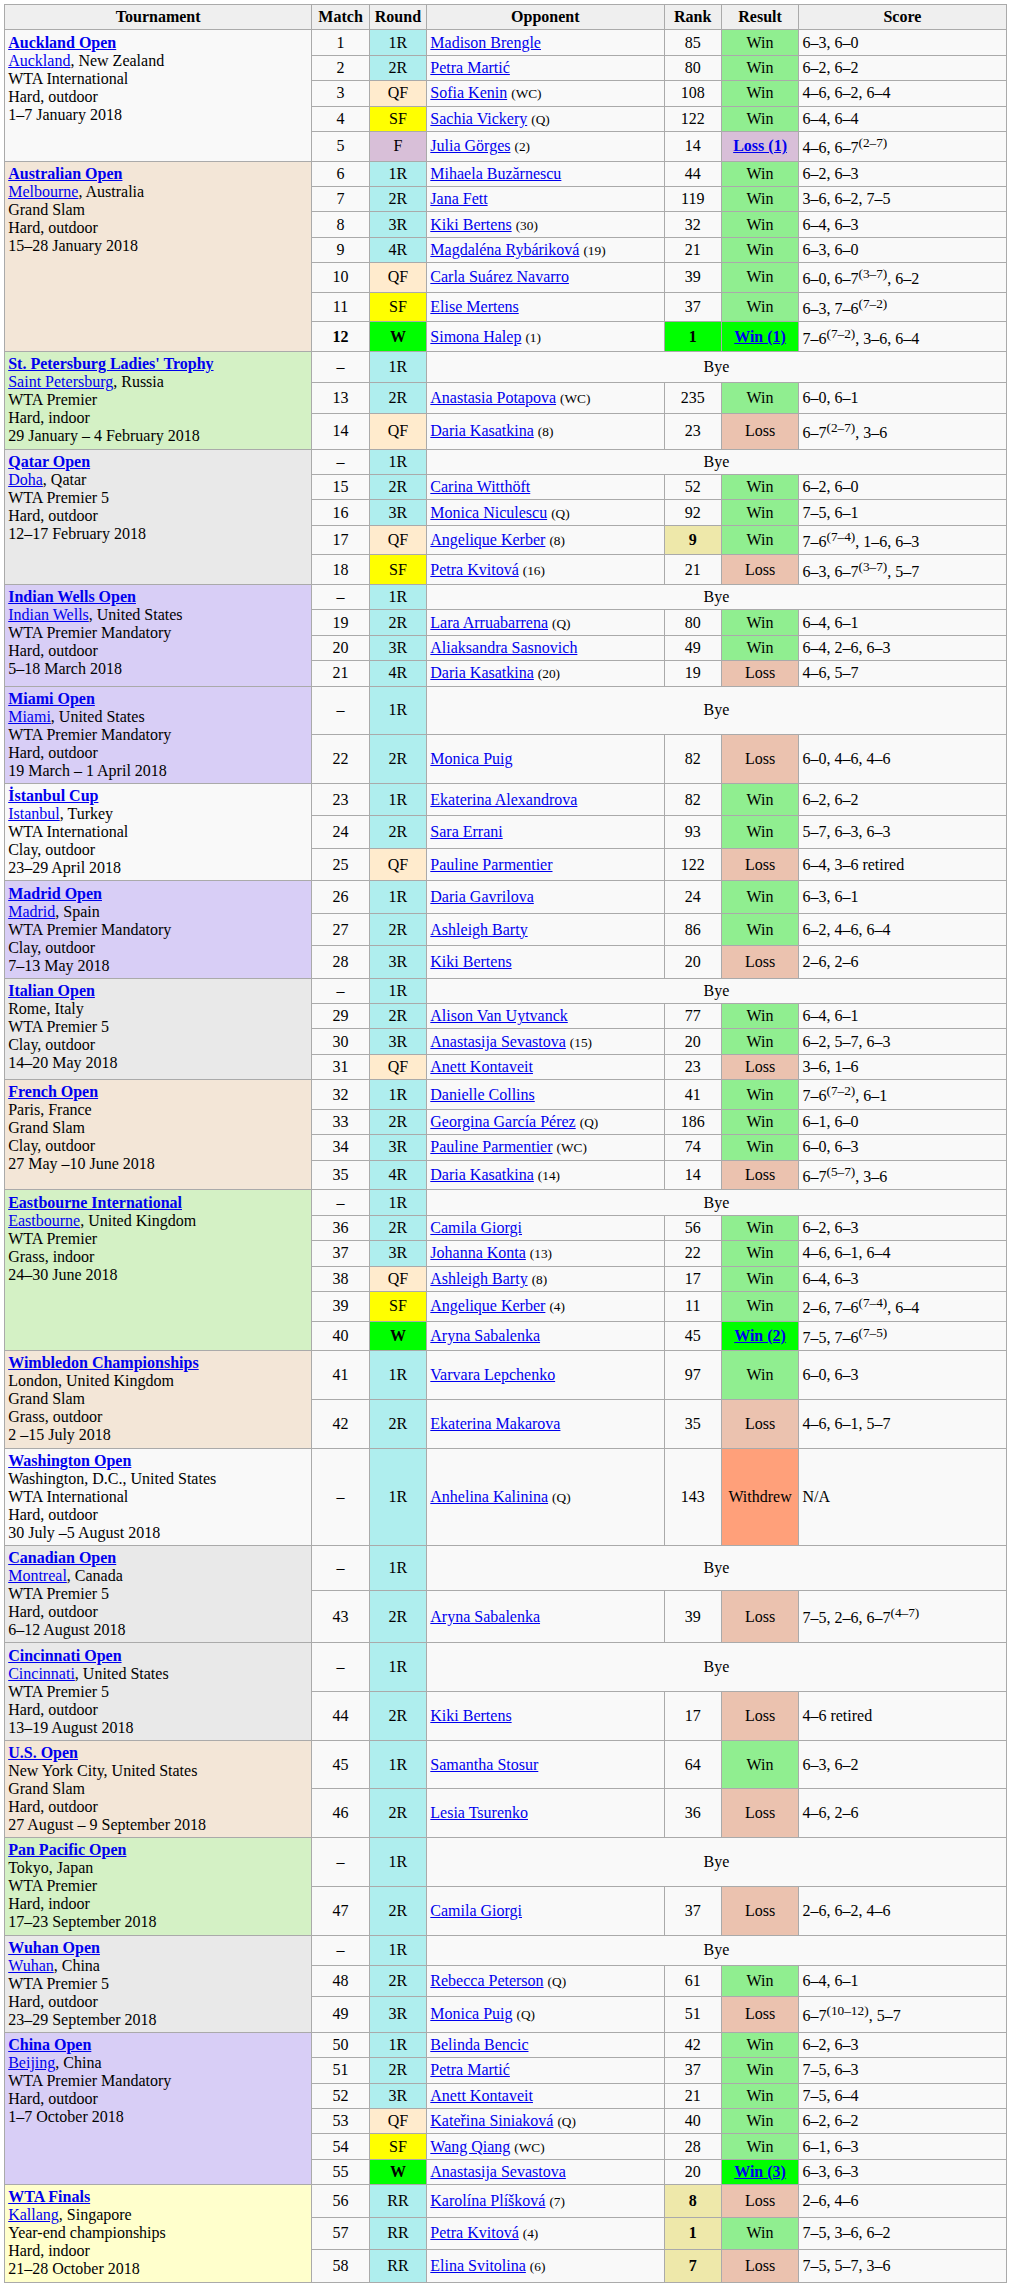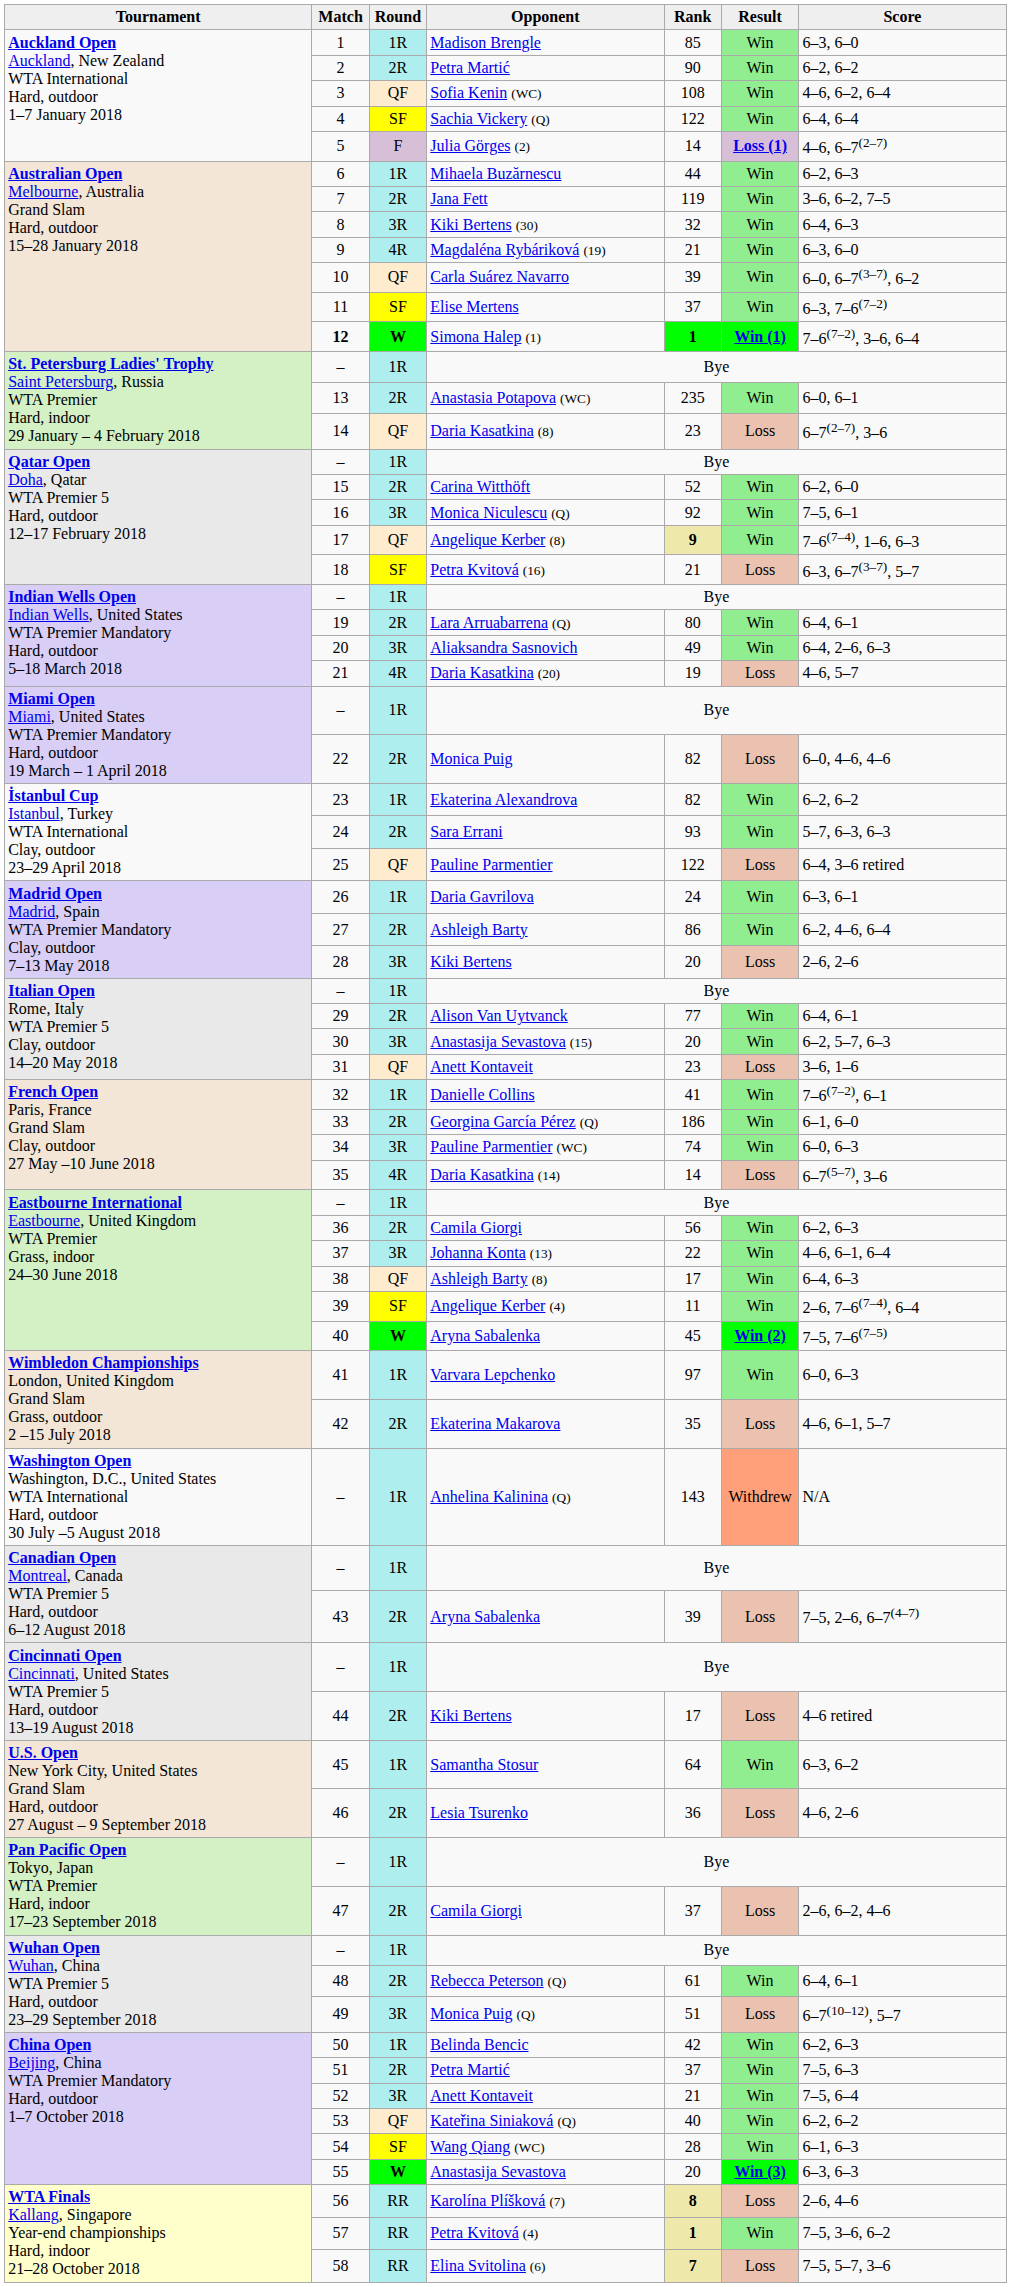(693, 67) 80 -> (693, 67) 90
